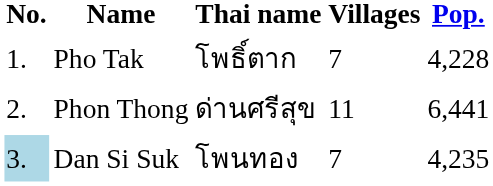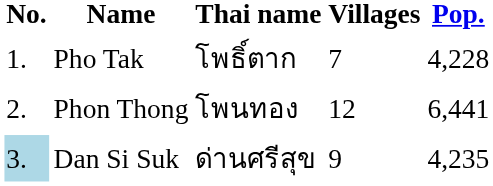(255, 108) ด่านศรีสุข -> (247, 108) โพนทอง
(342, 108) 11 -> (342, 108) 12
(247, 158) โพนทอง -> (255, 158) ด่านศรีสุข
(335, 157) 7 -> (335, 157) 9
